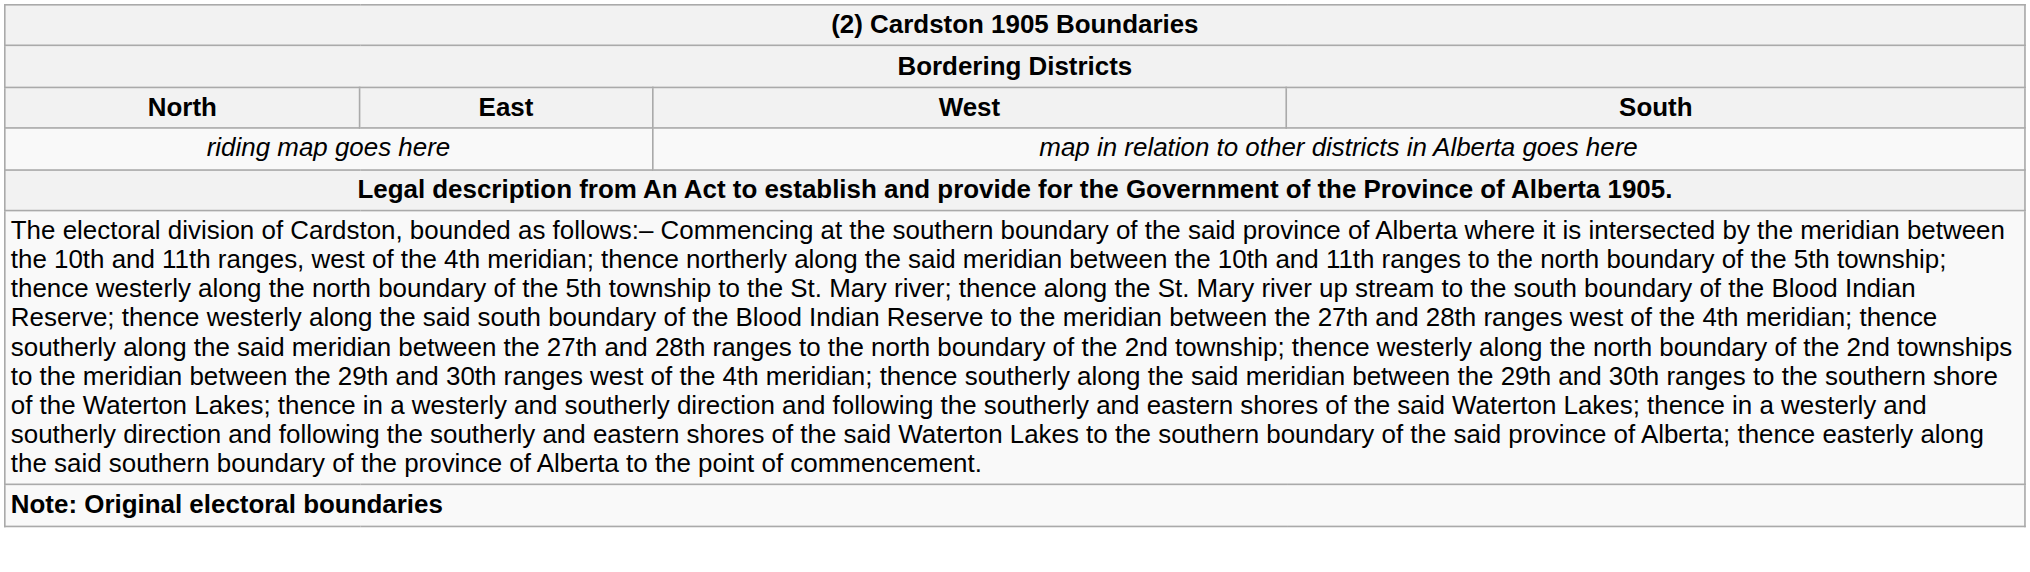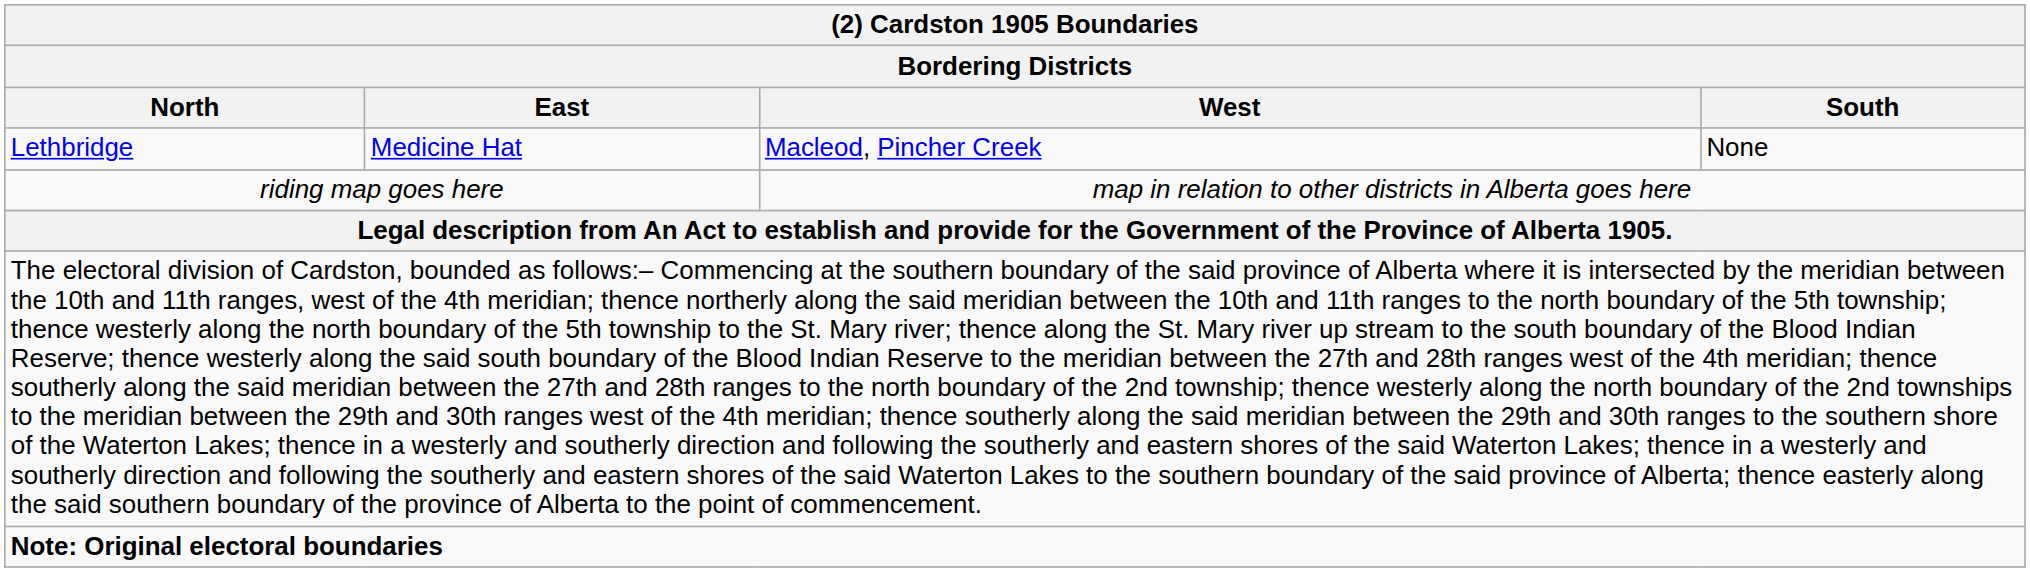+ row: (72, 148)
